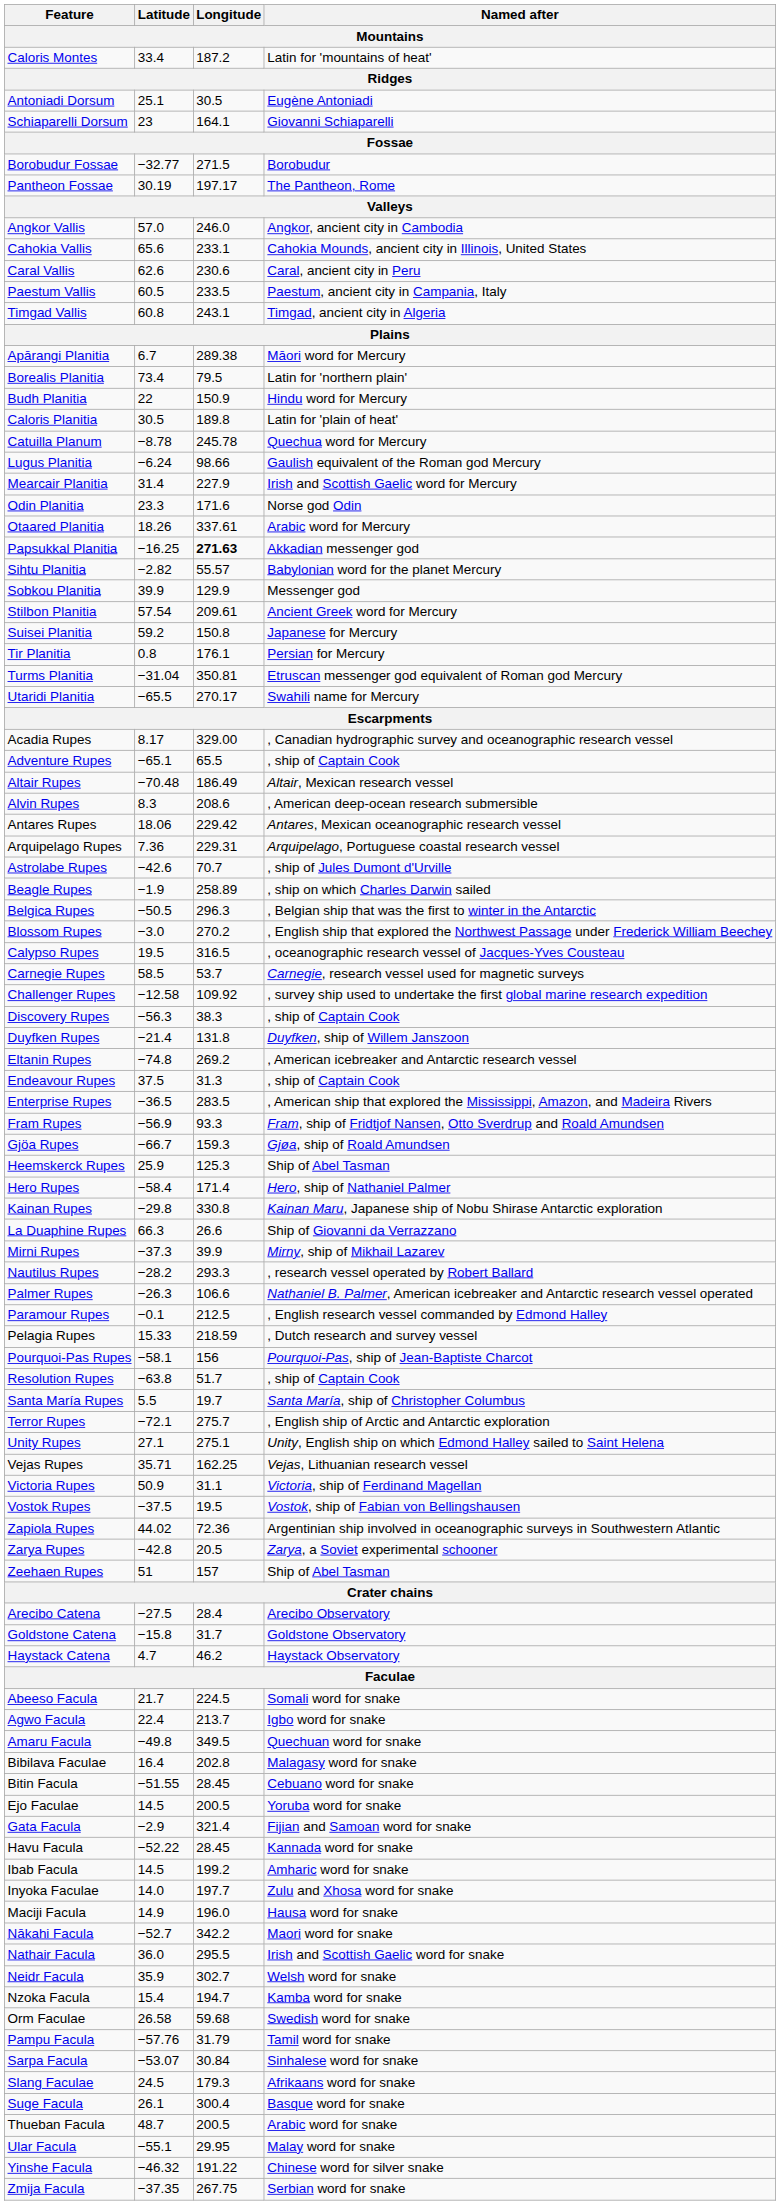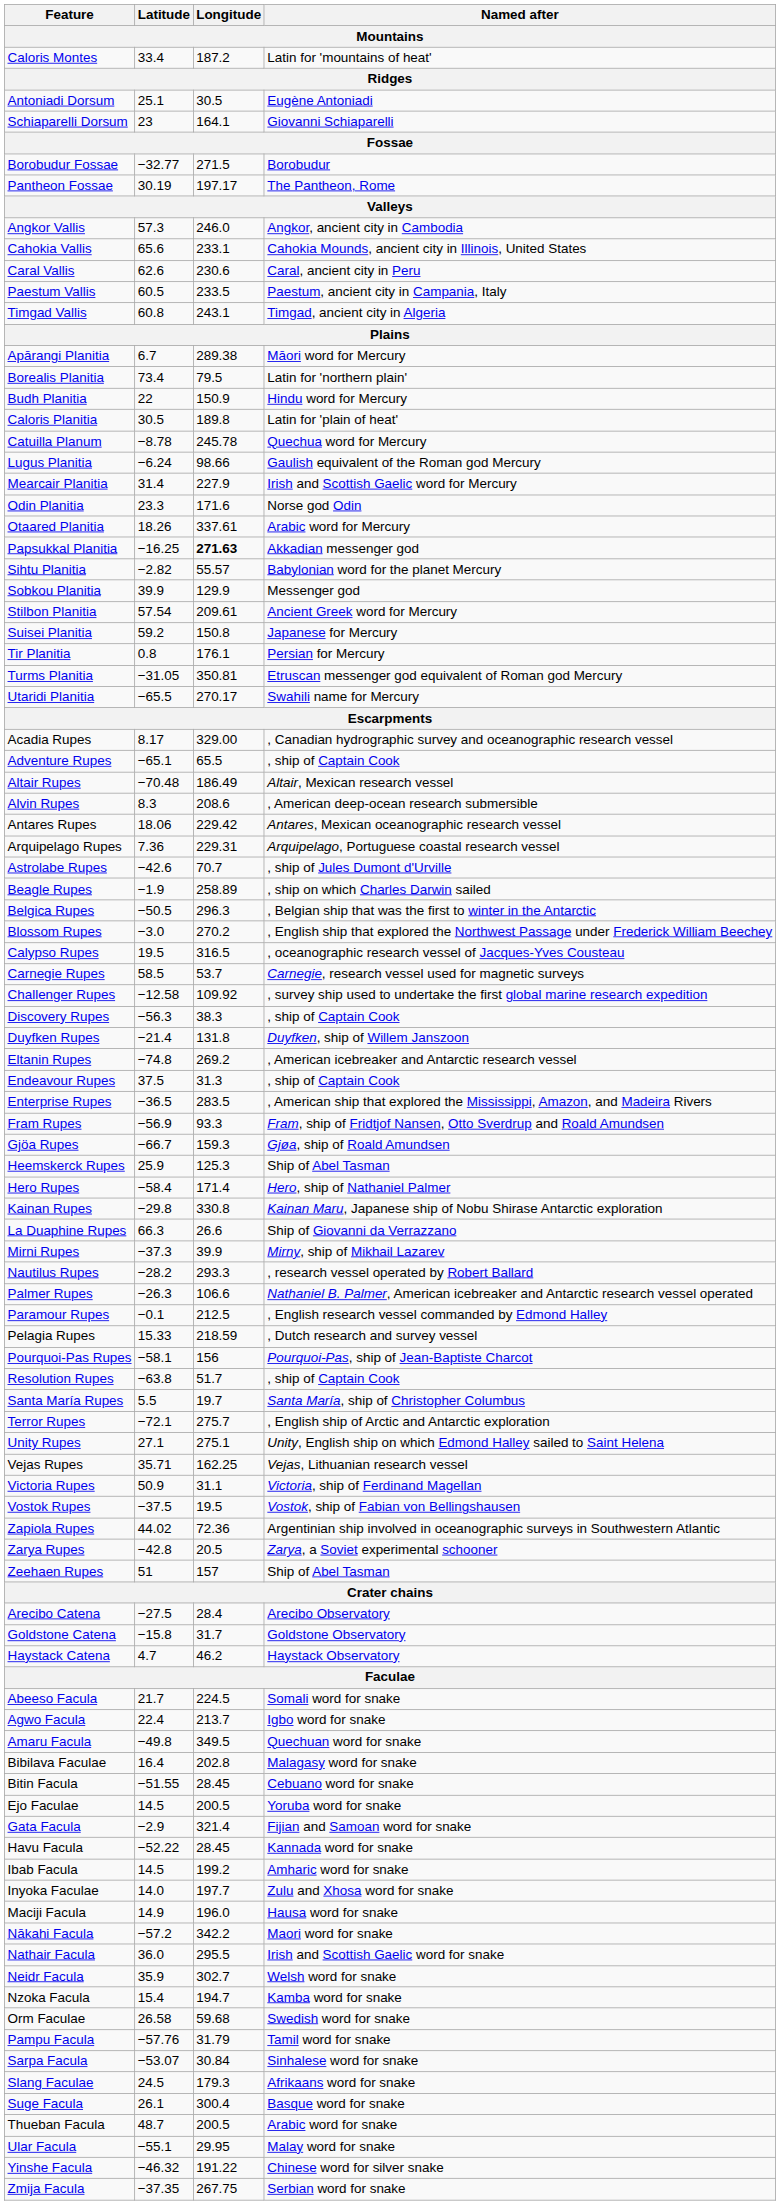(151, 228) 57.0 -> (151, 228) 57.3
(158, 675) −31.04 -> (158, 675) −31.05
(155, 1933) −52.7 -> (155, 1933) −57.2
